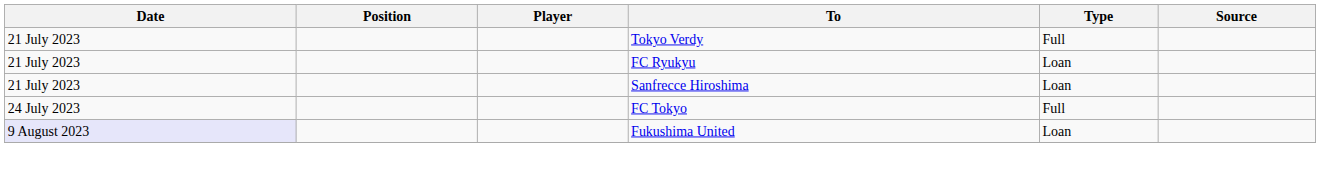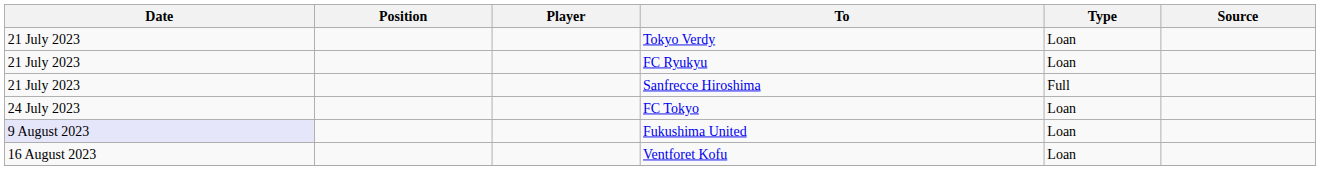(1054, 39) Full -> (1062, 39) Loan
(1057, 85) Loan -> (1059, 85) Full
(1054, 108) Full -> (1062, 108) Loan
+ row: (685, 154)
